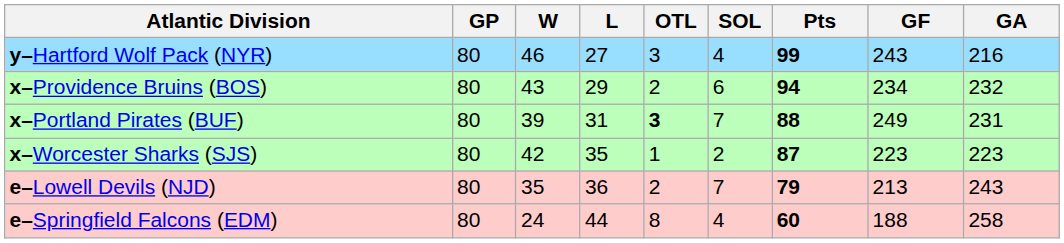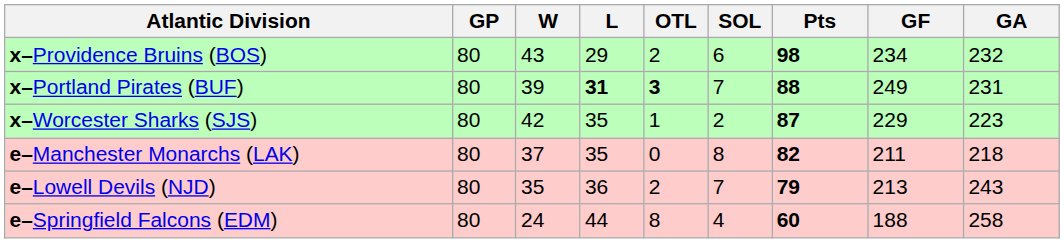- row: (141, 54)
(788, 87) 94 -> (788, 54) 98
(597, 120) normal -> (597, 87) bold
(890, 154) 223 -> (890, 120) 229
+ row: (155, 154)
